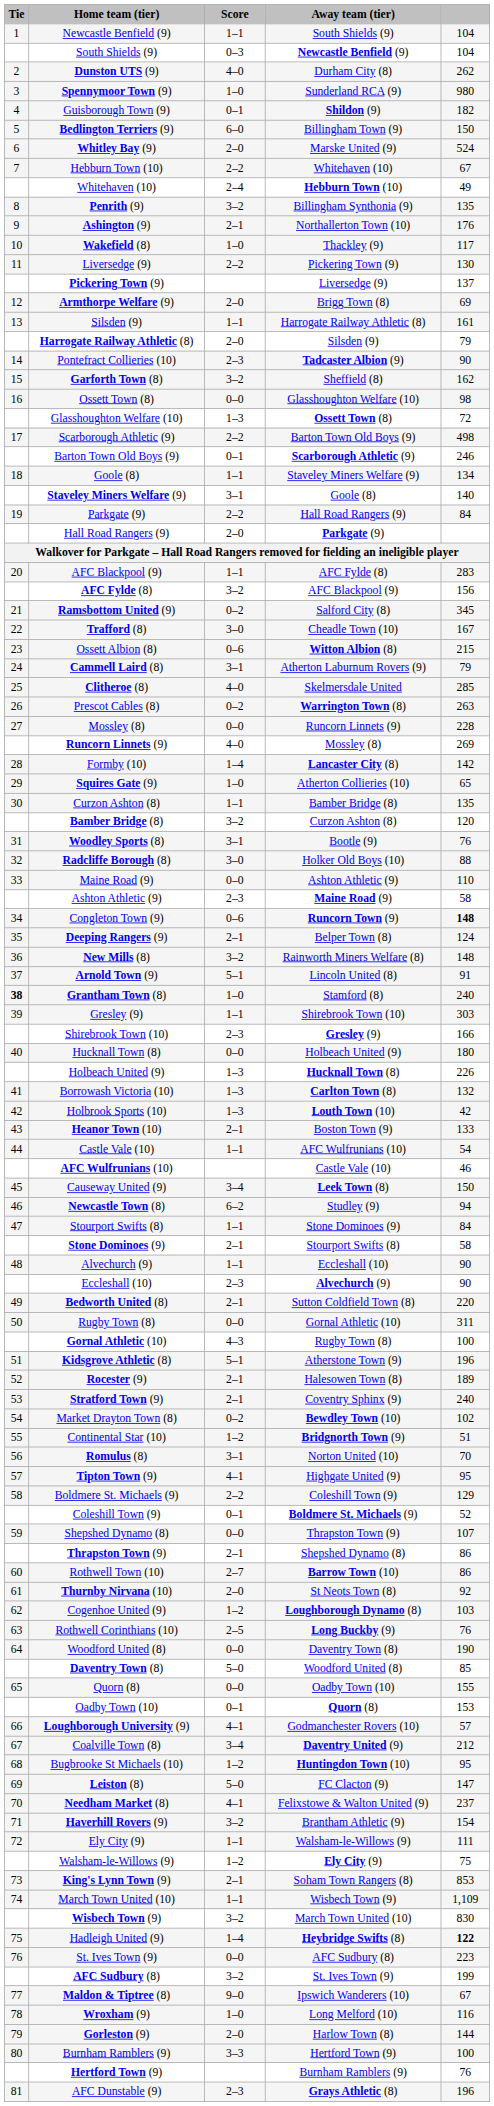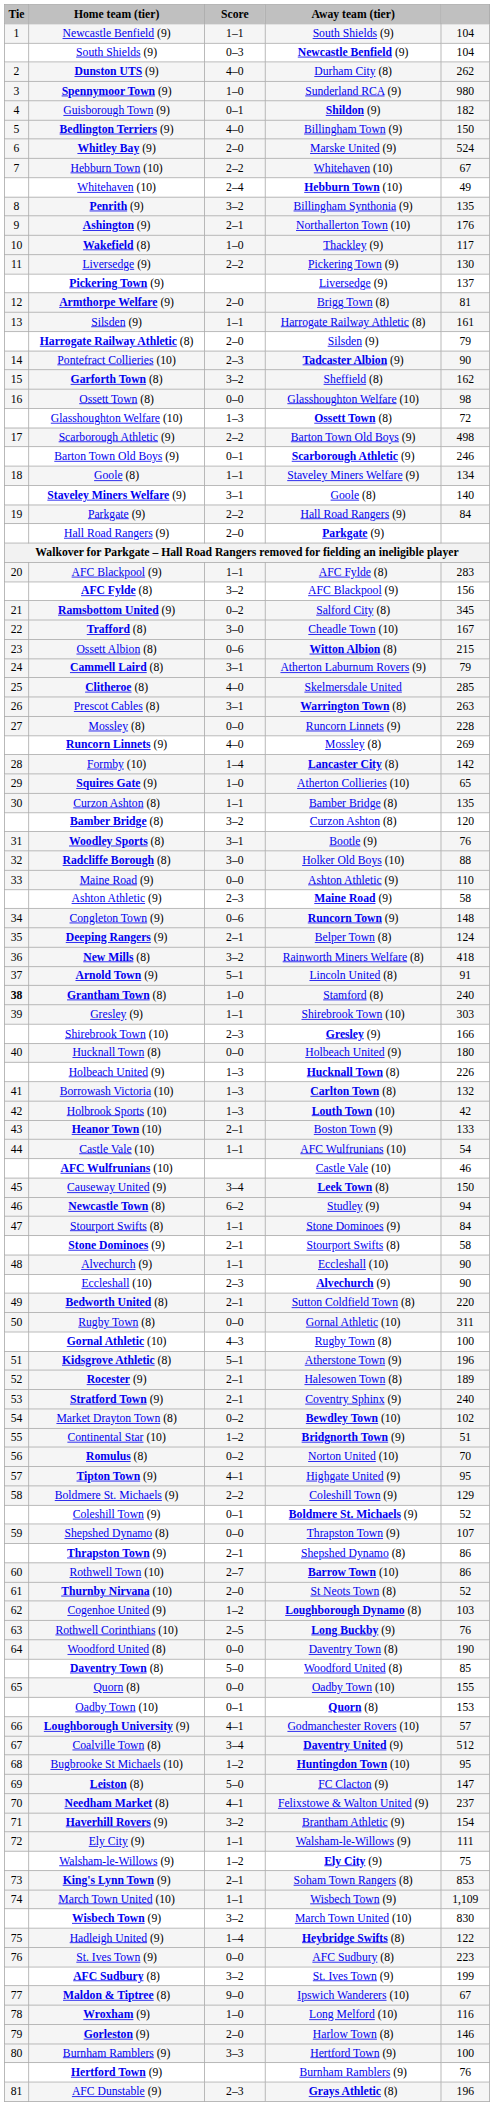(235, 129) 6–0 -> (235, 129) 4–0
(465, 303) 69 -> (465, 303) 81
(235, 707) 0–2 -> (235, 707) 3–1
(465, 918) bold -> (465, 918) normal
(465, 957) 148 -> (465, 957) 418
(235, 1457) 3–1 -> (235, 1457) 0–2
(465, 1591) 92 -> (465, 1591) 52
(465, 1745) 212 -> (465, 1745) 512
(465, 1938) bold -> (465, 1938) normal
(465, 2034) 144 -> (465, 2034) 146
